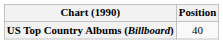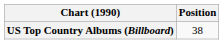(197, 30) 40 -> (197, 30) 38
